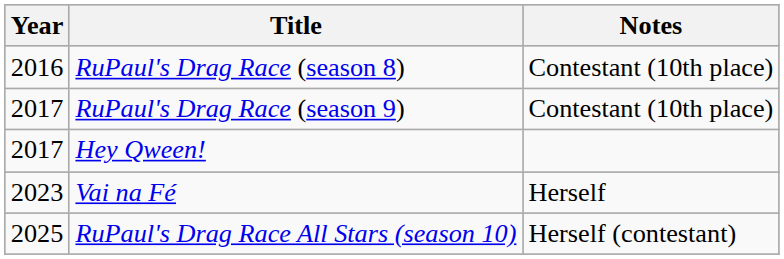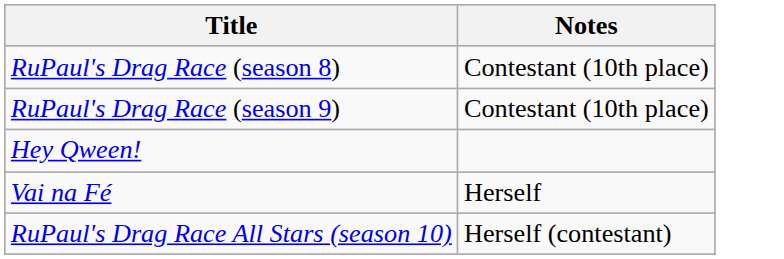- column: (37, 25)
